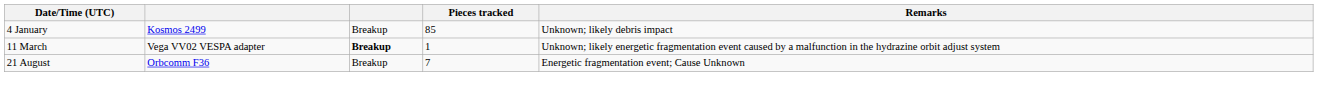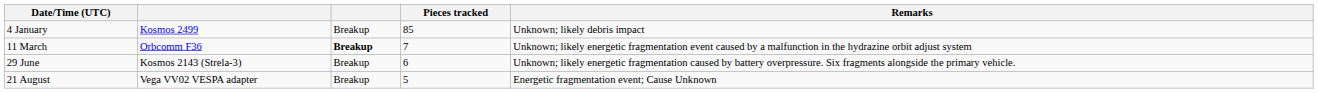(206, 46) Vega VV02 VESPA adapter -> (171, 46) Orbcomm F36
(428, 46) 1 -> (406, 46) 7
+ row: (23, 63)
(178, 63) Orbcomm F36 -> (199, 79) Vega VV02 VESPA adapter
(428, 63) 7 -> (406, 79) 5
